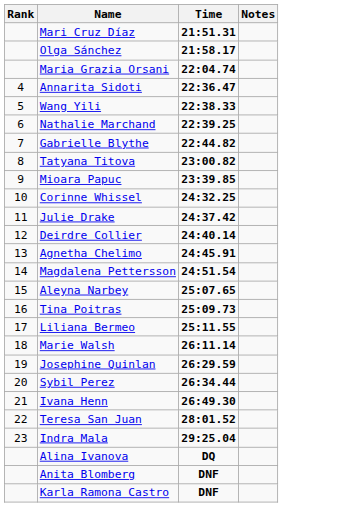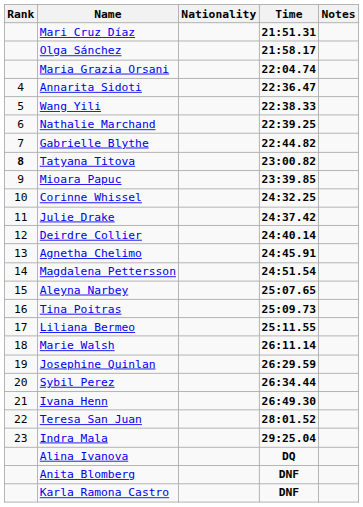+ column: (219, 14)
(21, 161) normal -> (21, 161) bold
